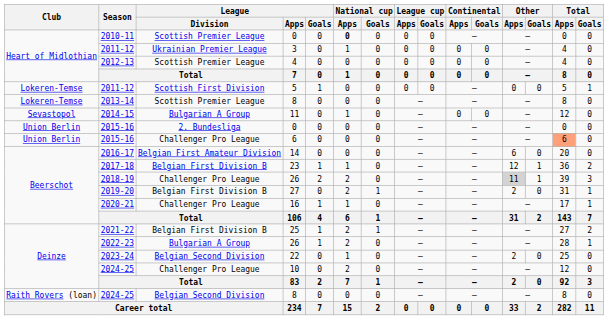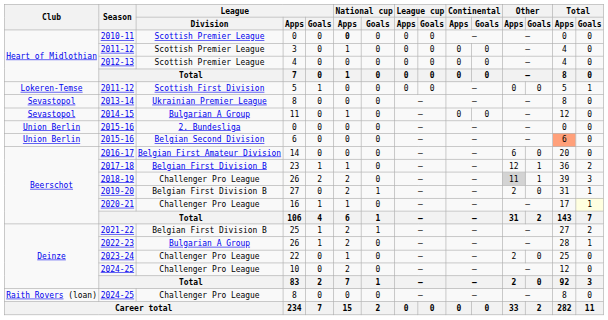(210, 50) Ukrainian Premier League -> (209, 50) Scottish Premier League
(52, 101) Lokeren-Temse -> (52, 101) Sevastopol
(209, 101) Scottish Premier League -> (210, 101) Ukrainian Premier League
(210, 140) Challenger Pro League -> (209, 140) Belgian Second Division
(590, 205) no background -> (590, 205) lightyellow background
(209, 256) Belgian Second Division -> (210, 256) Challenger Pro League
(209, 295) Belgian Second Division -> (210, 295) Challenger Pro League
